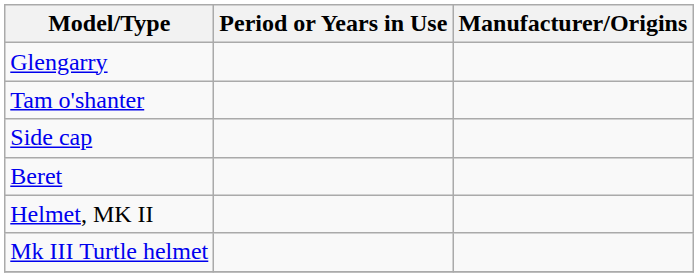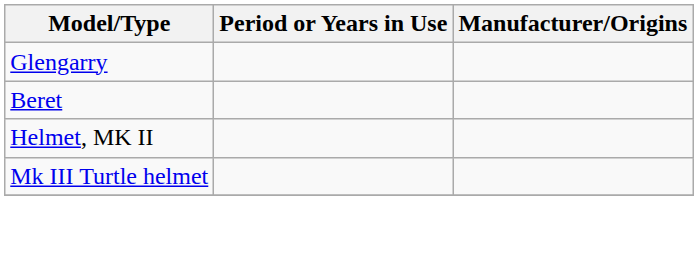- row: (77, 99)
- row: (51, 137)
